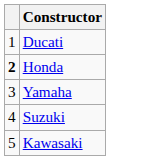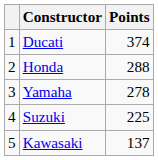+ column: (129, 17)
(12, 67) bold -> (12, 67) normal
